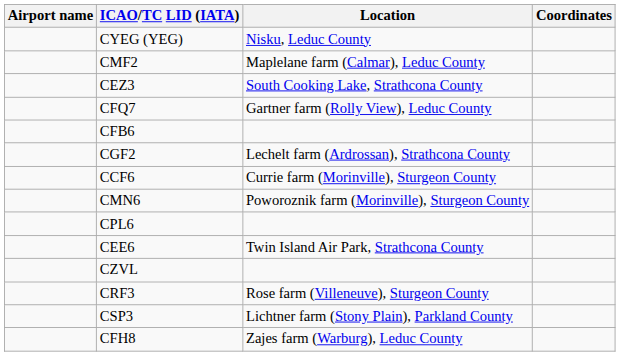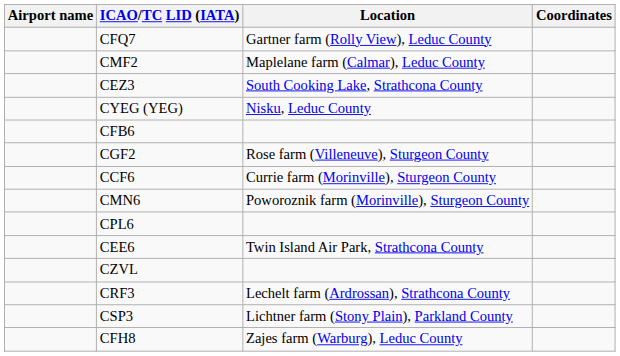rows swapped: (141, 39) <-> (118, 108)
(378, 154) Lechelt farm (Ardrossan), Strathcona County -> (367, 154) Rose farm (Villeneuve), Sturgeon County
(367, 293) Rose farm (Villeneuve), Sturgeon County -> (378, 293) Lechelt farm (Ardrossan), Strathcona County
